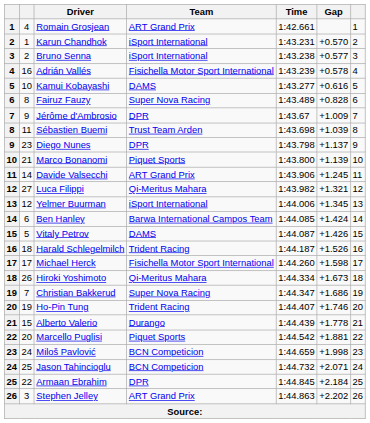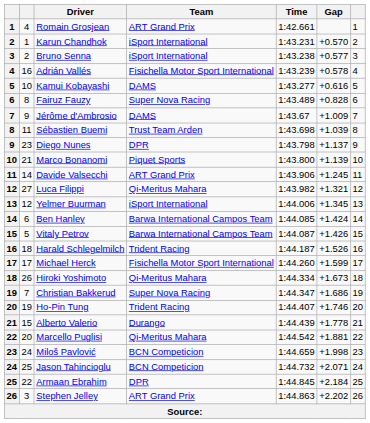(139, 115) DPR -> (142, 115) DAMS
(142, 233) DAMS -> (201, 233) Barwa International Campos Team
(334, 263) +1.598 -> (334, 263) +1.599
(157, 337) Piquet Sports -> (168, 337) Qi-Meritus Mahara
